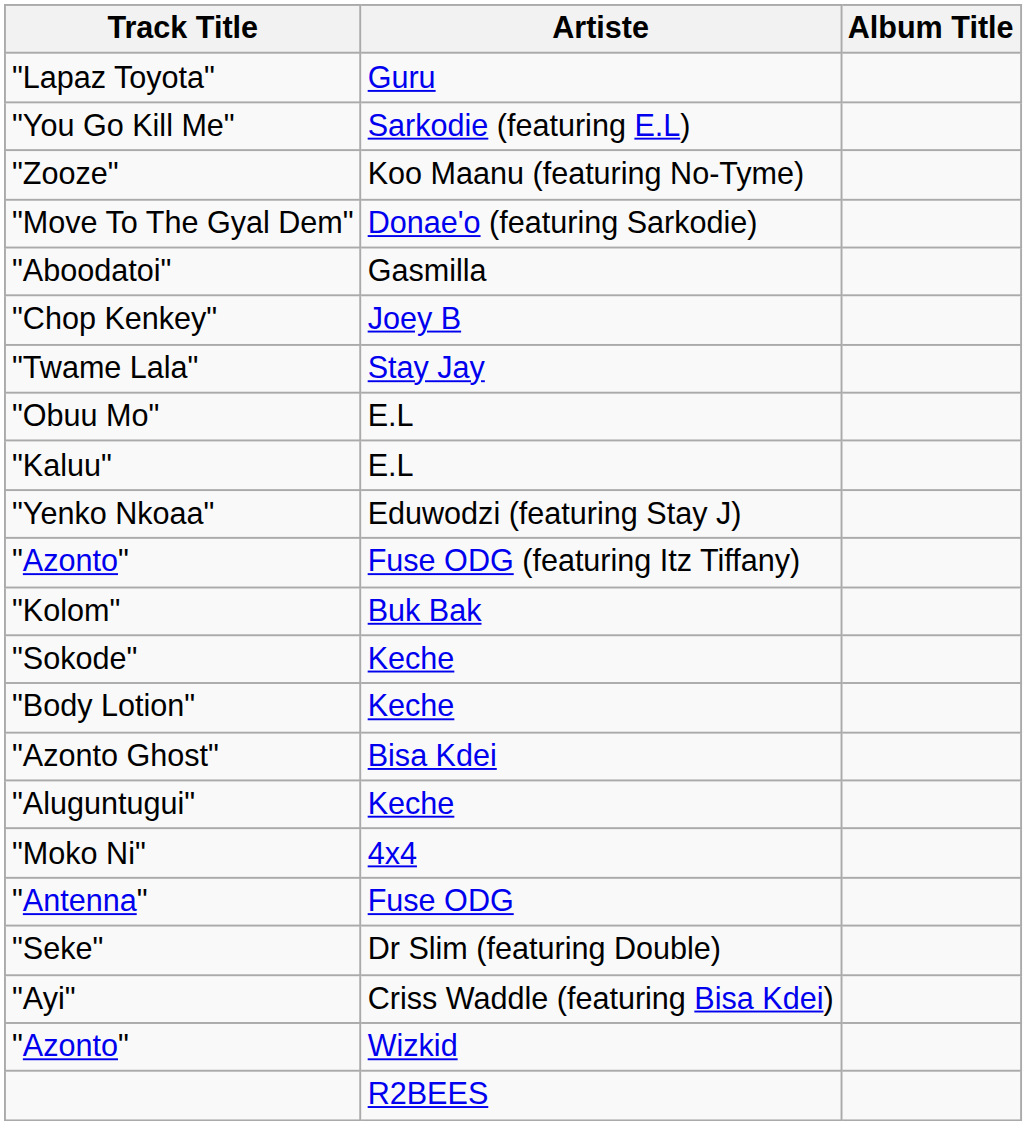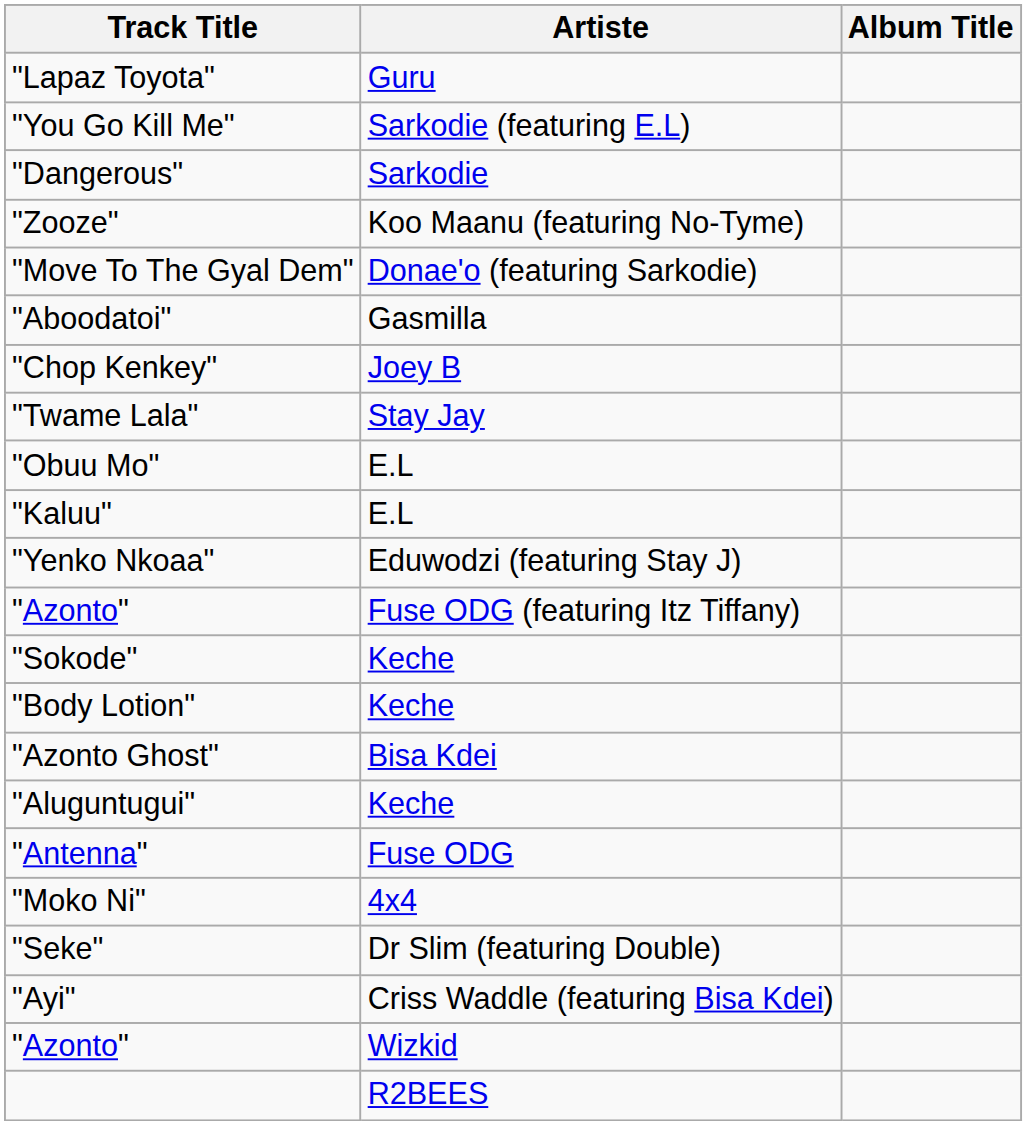+ row: (98, 174)
- row: (66, 610)
rows swapped: (79, 852) <-> (80, 901)
